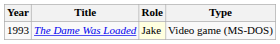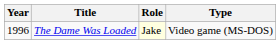(18, 30) 1993 -> (18, 30) 1996
